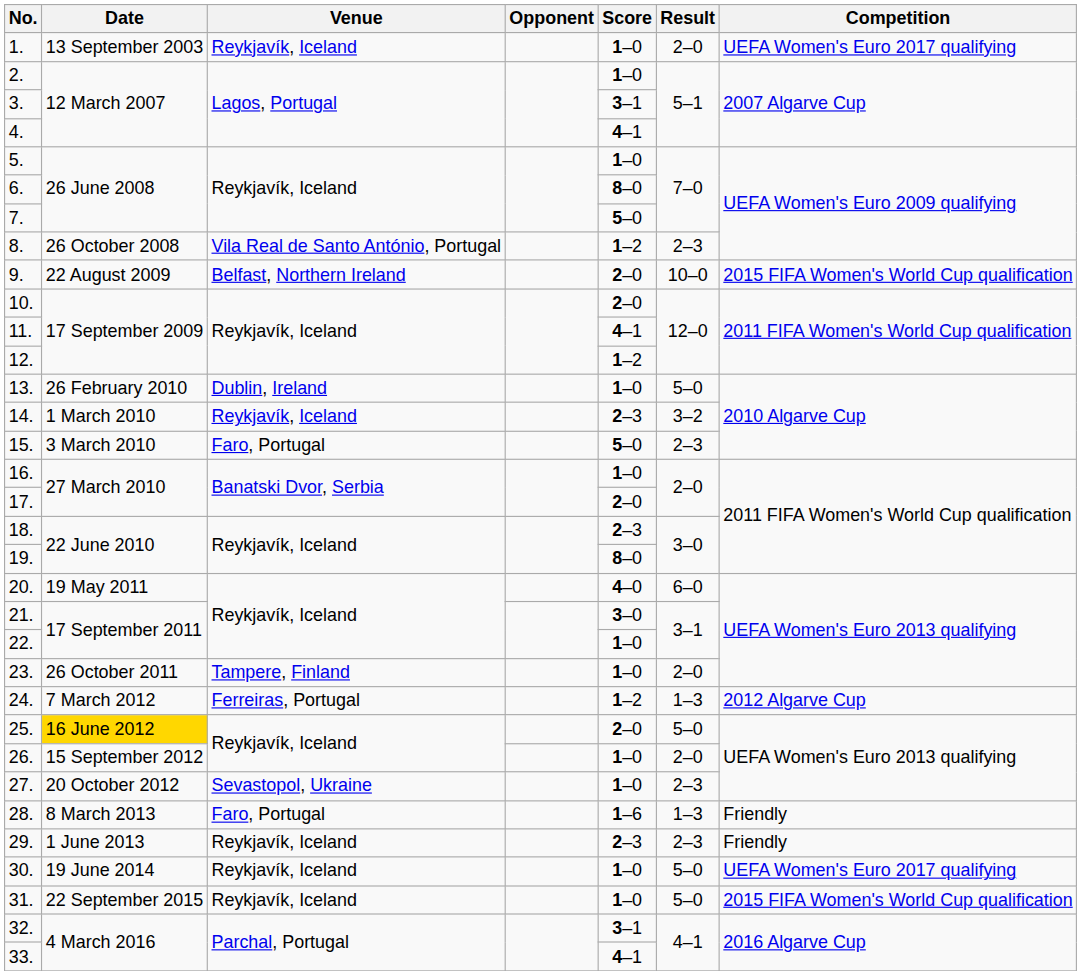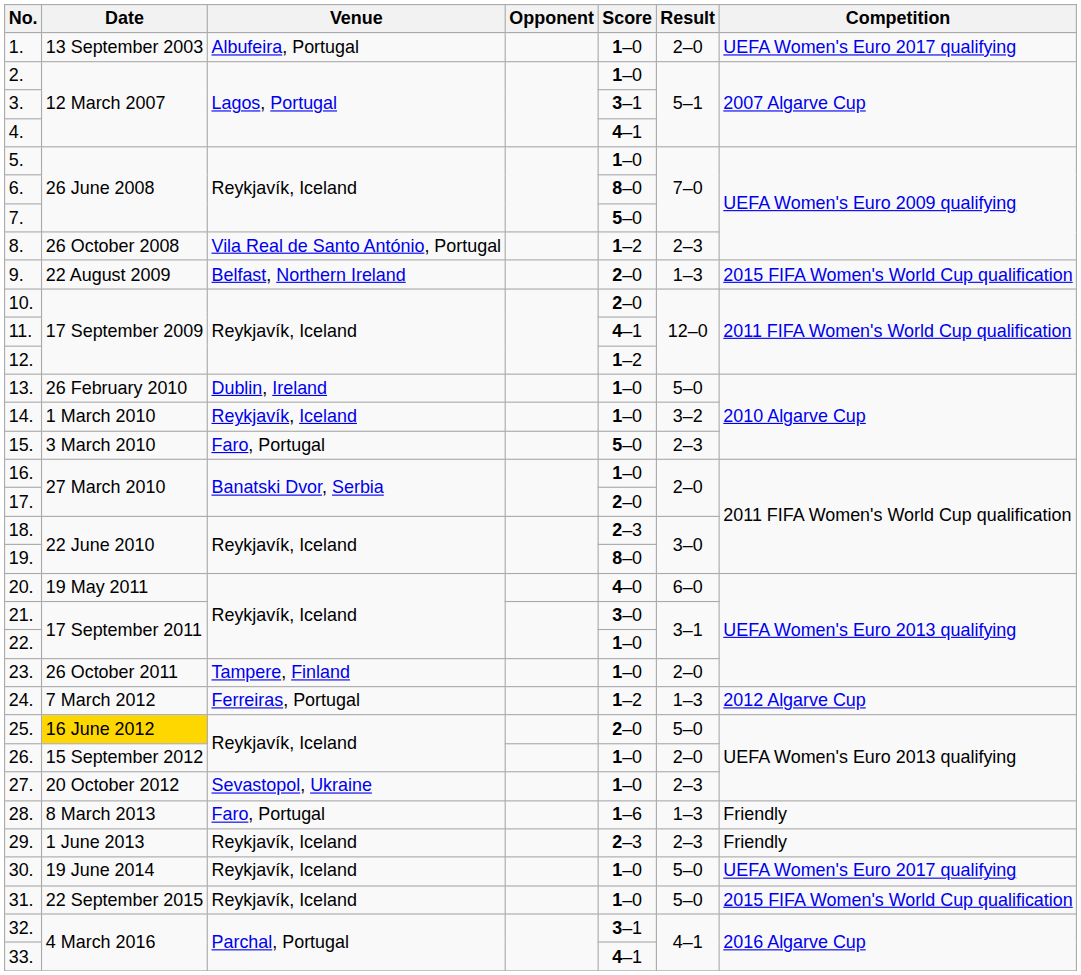(284, 47) Reykjavík, Iceland -> (285, 47) Albufeira, Portugal
(688, 274) 10–0 -> (688, 274) 1–3
(627, 416) 2–3 -> (627, 416) 1–0
